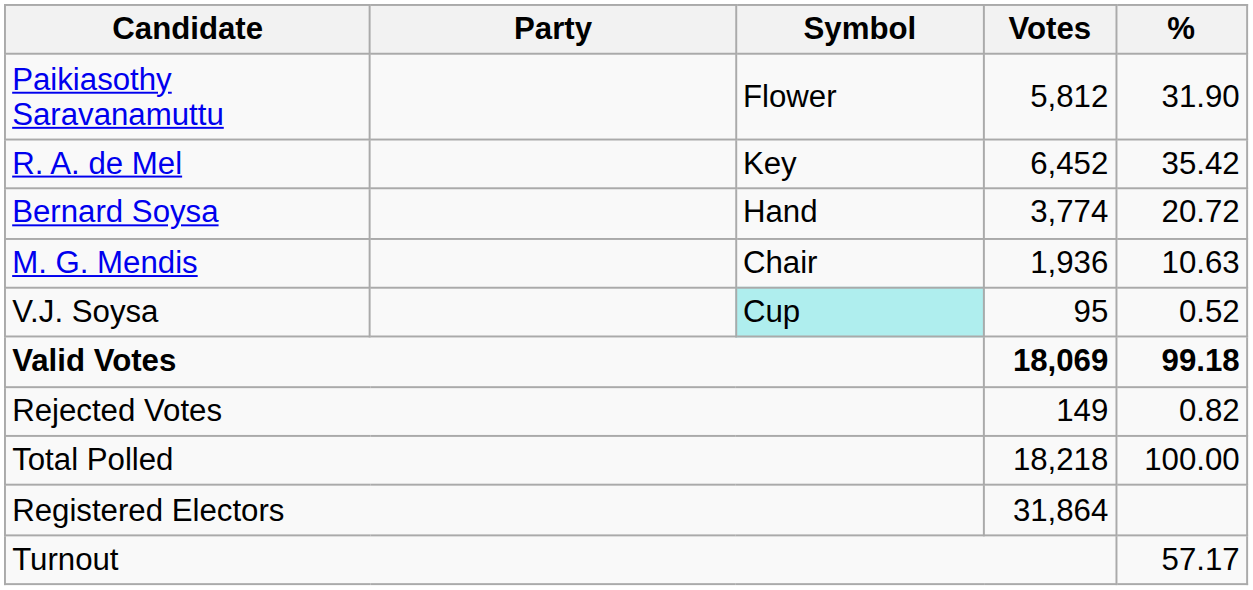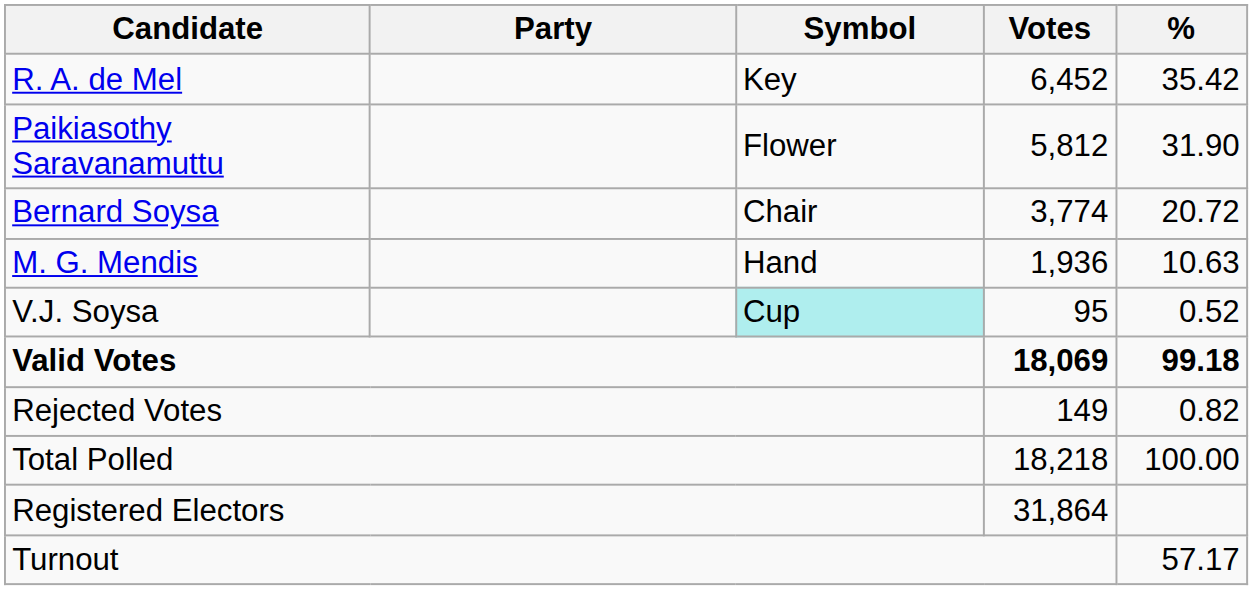rows swapped: (97, 163) <-> (118, 96)
(780, 212) Hand -> (780, 212) Chair
(780, 262) Chair -> (780, 262) Hand
